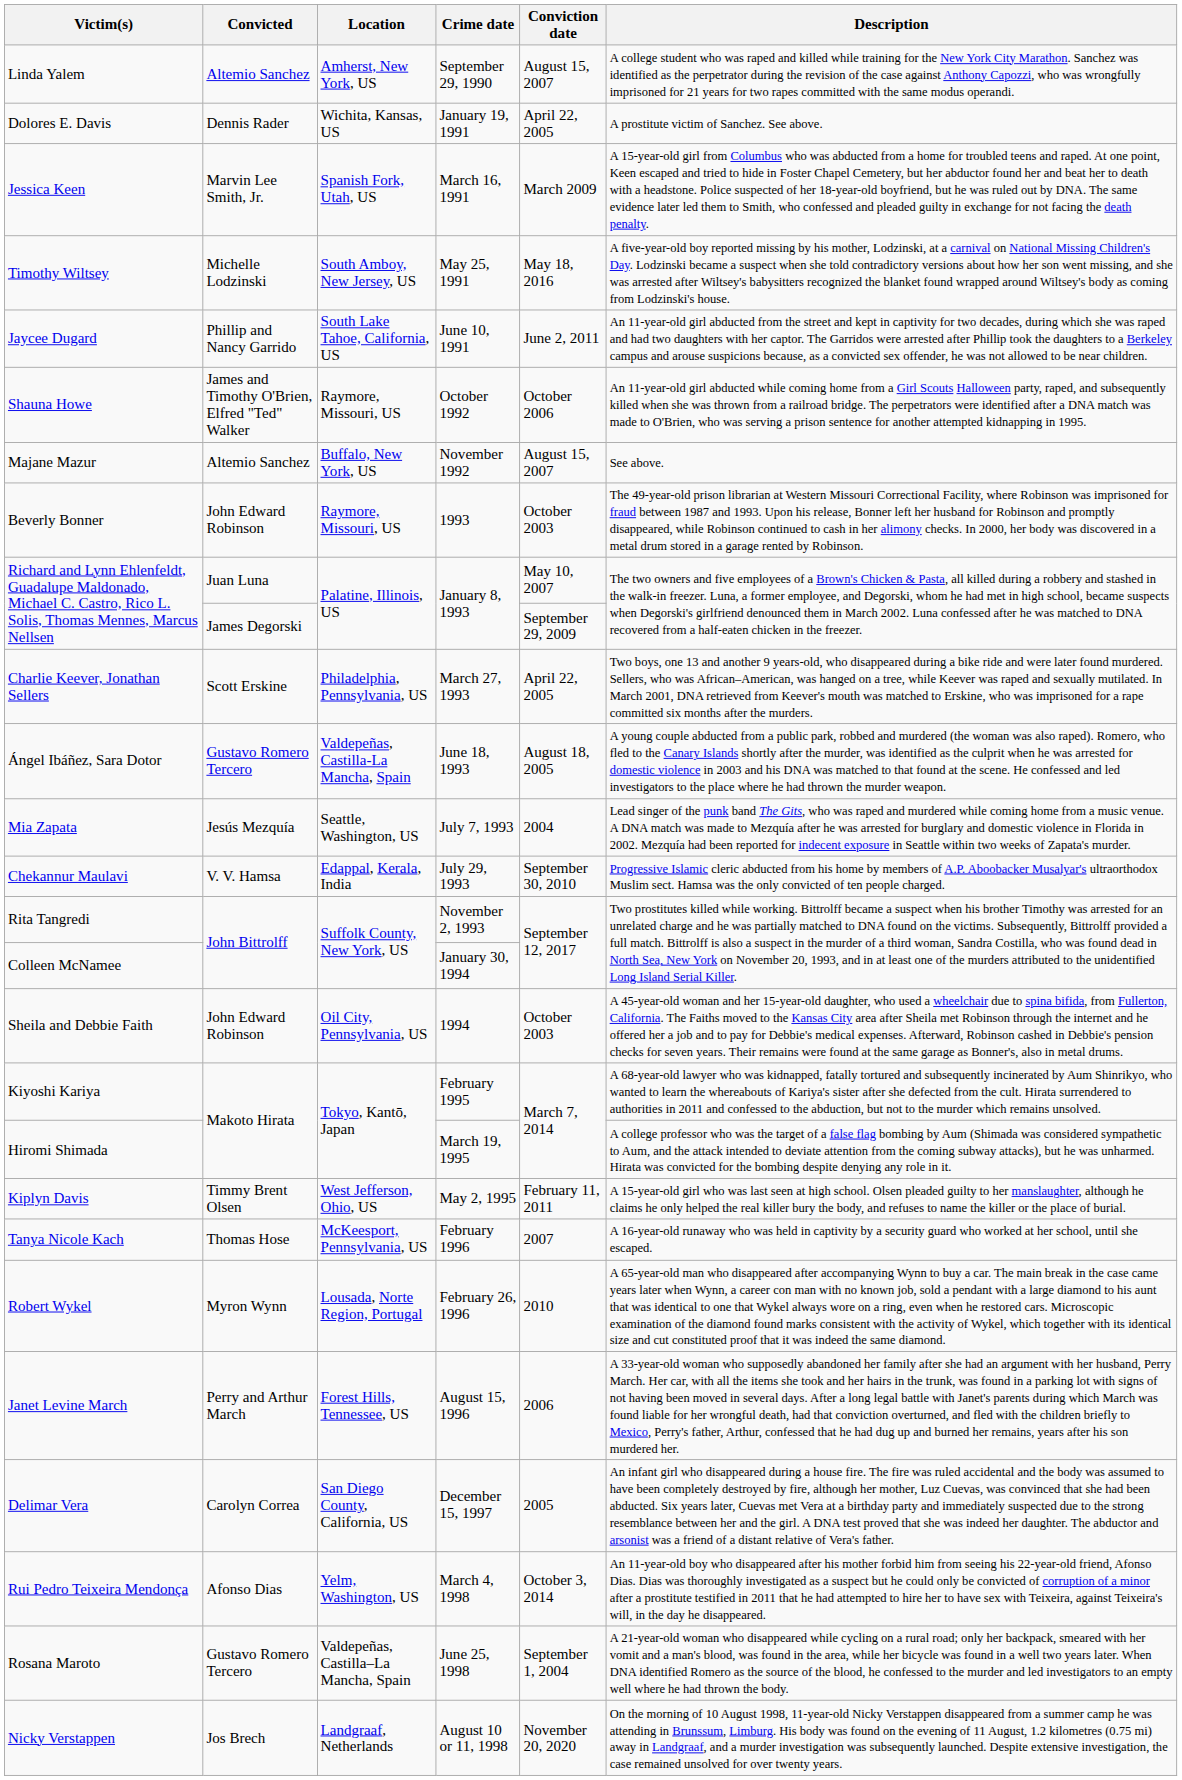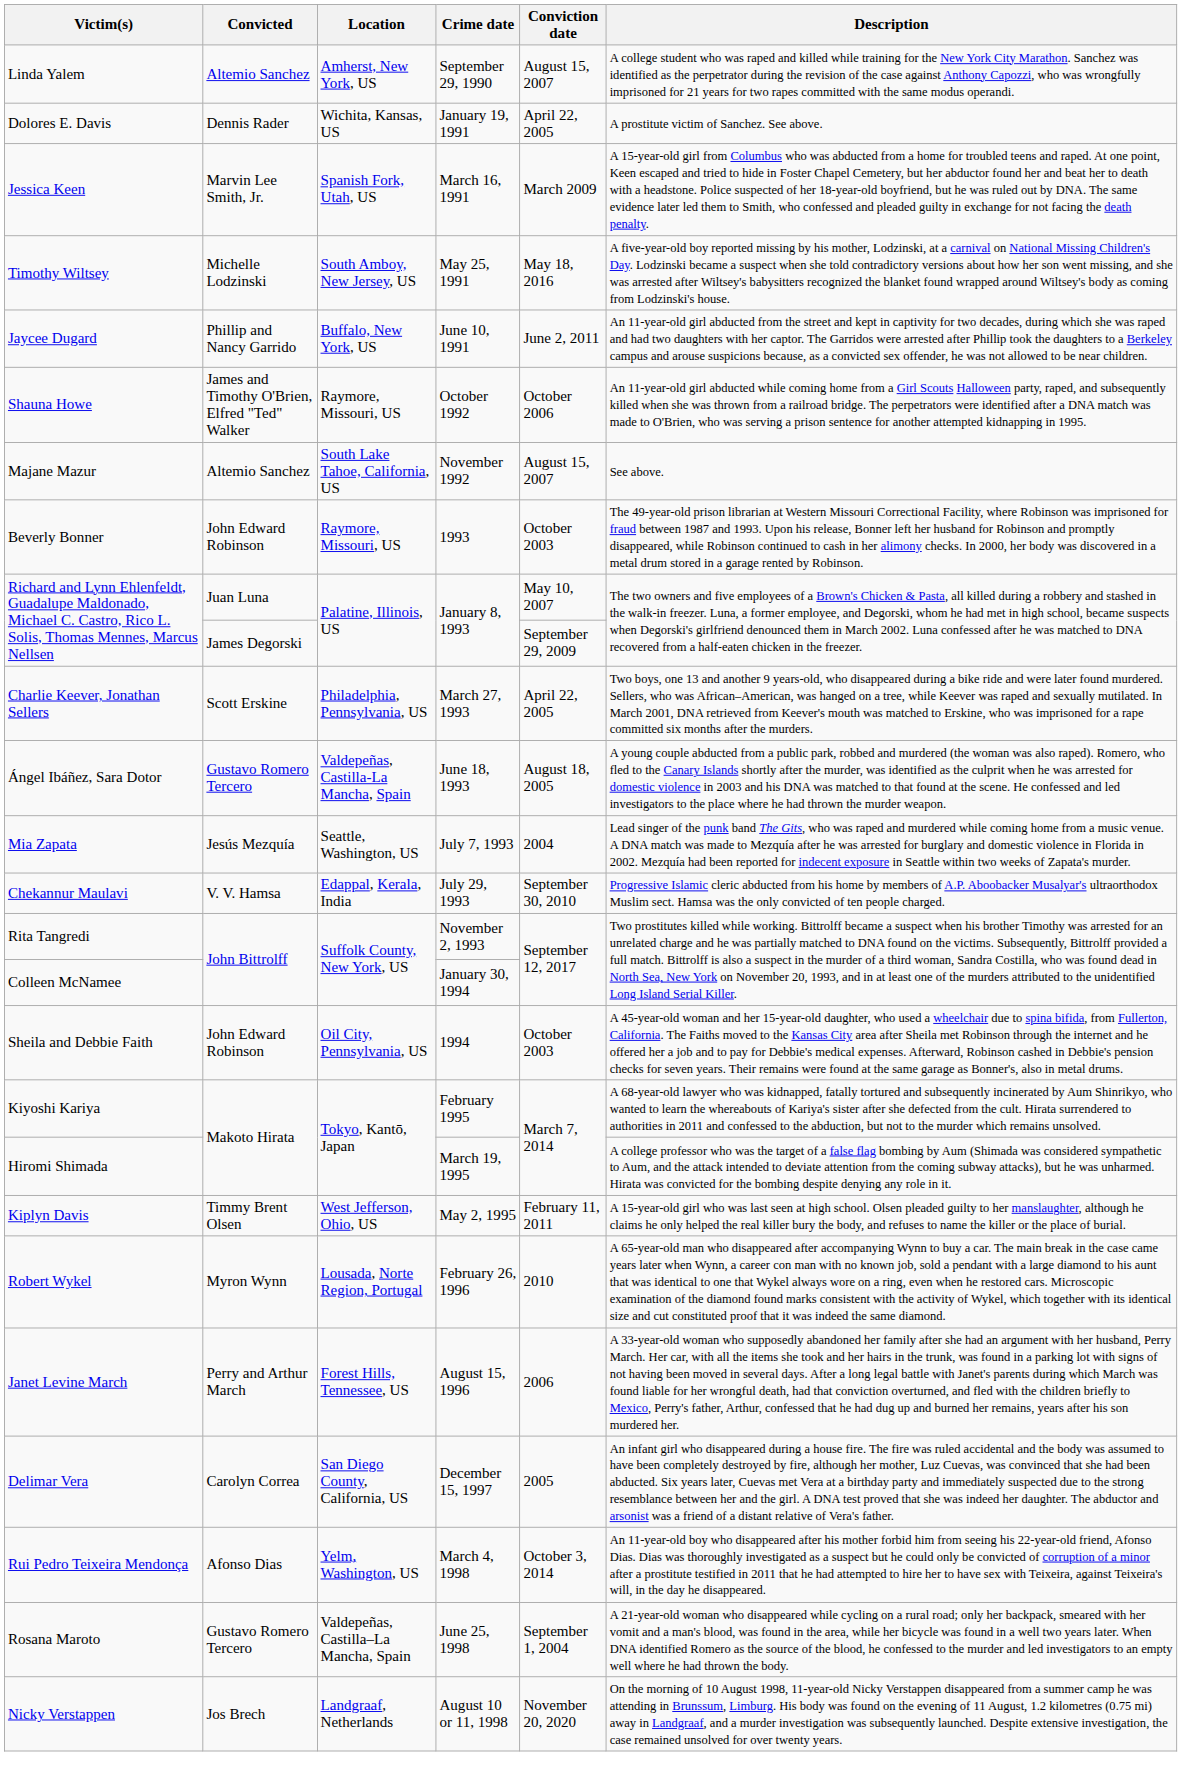(375, 338) South Lake Tahoe, California, US -> (361, 338) Buffalo, New York, US
(361, 462) Buffalo, New York, US -> (375, 471) South Lake Tahoe, California, US
- row: (66, 1239)
